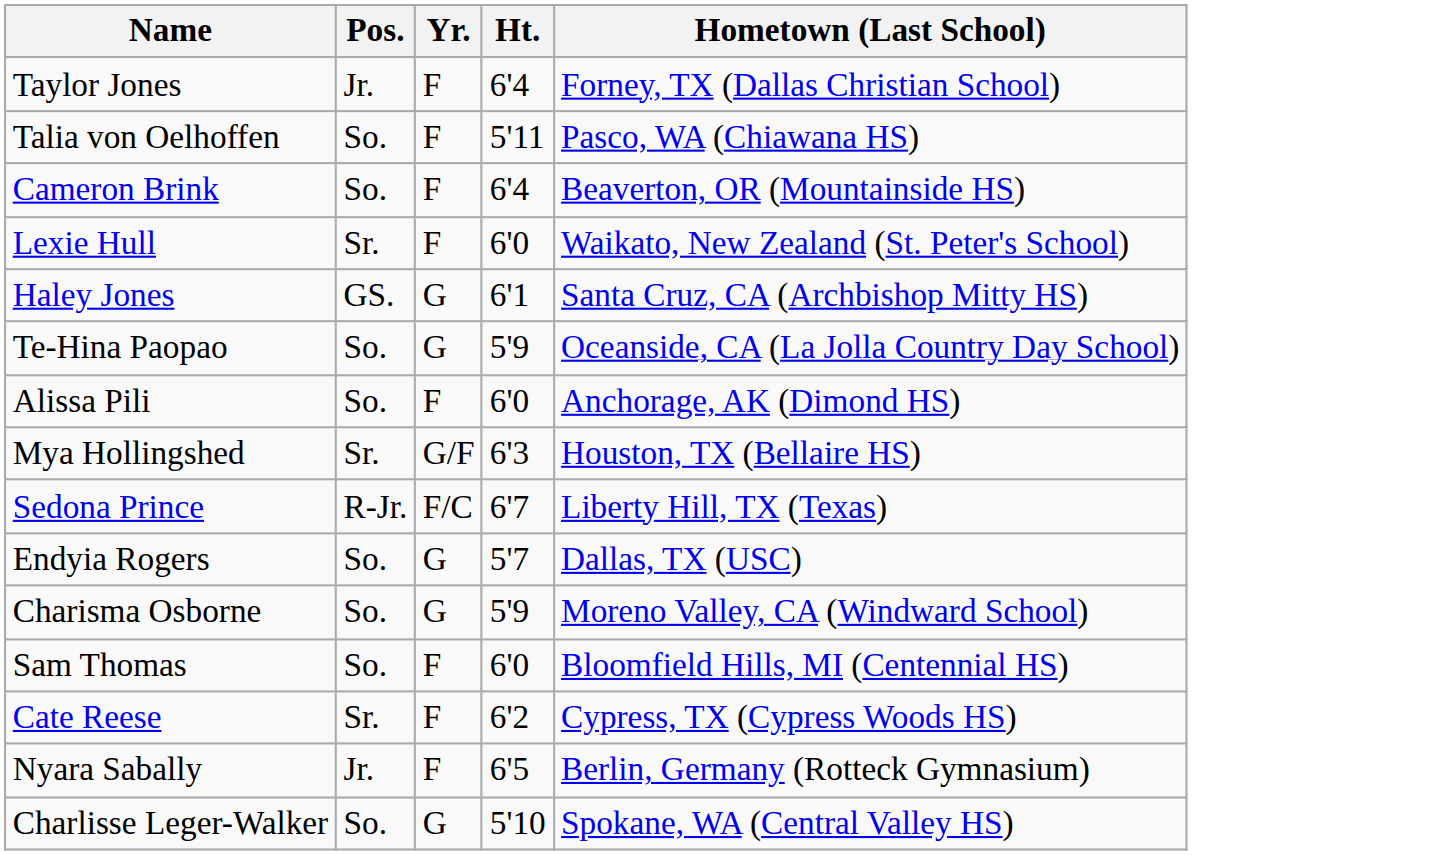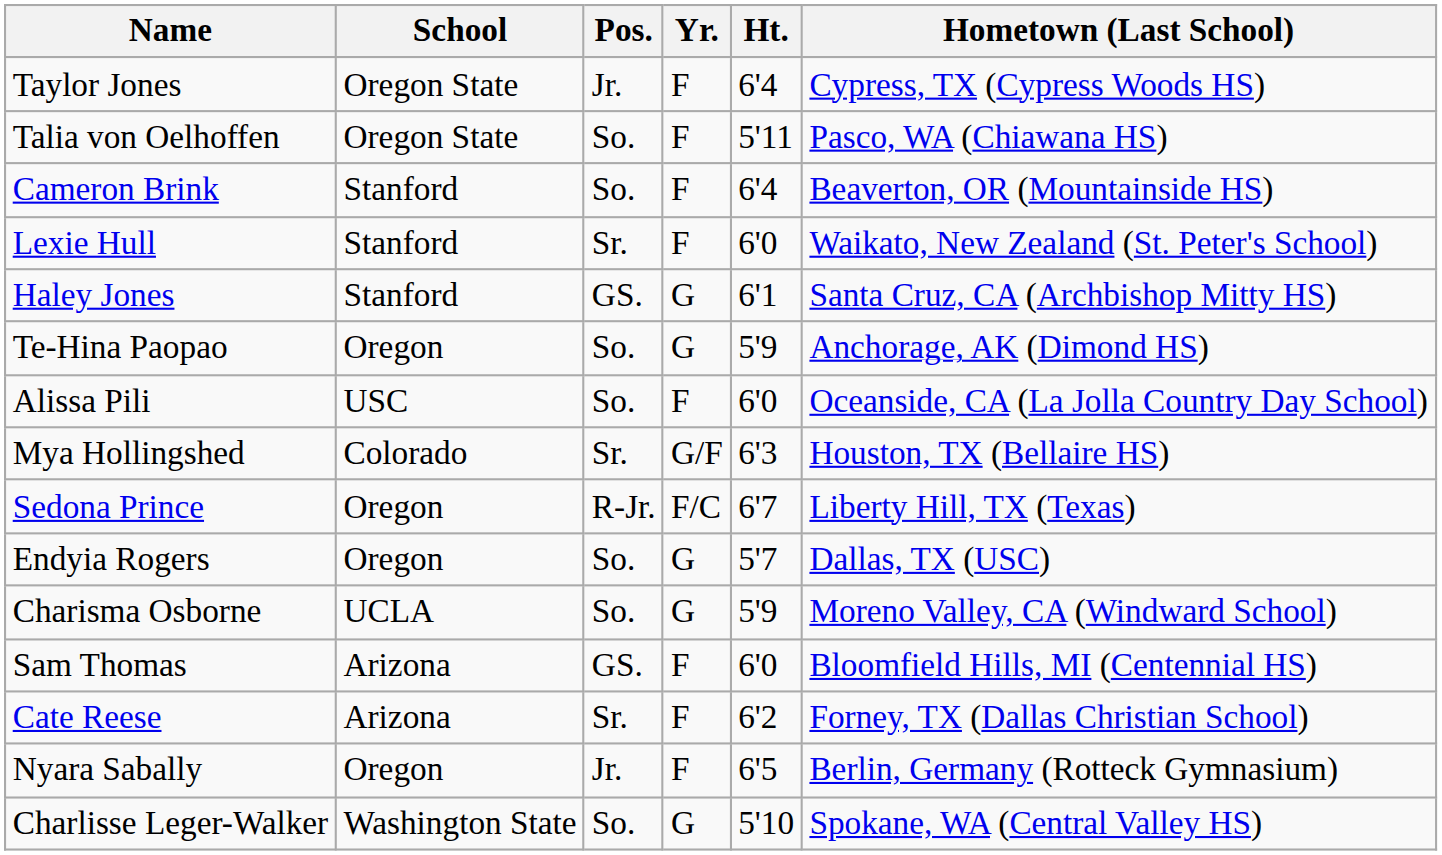+ column: (460, 30)
(811, 83) Forney, TX (Dallas Christian School) -> (1037, 83) Cypress, TX (Cypress Woods HS)
(870, 347) Oceanside, CA (La Jolla Country Day School) -> (1009, 347) Anchorage, AK (Dimond HS)
(761, 400) Anchorage, AK (Dimond HS) -> (1119, 400) Oceanside, CA (La Jolla Country Day School)
(365, 664) So. -> (617, 664) GS.
(789, 717) Cypress, TX (Cypress Woods HS) -> (1059, 717) Forney, TX (Dallas Christian School)
